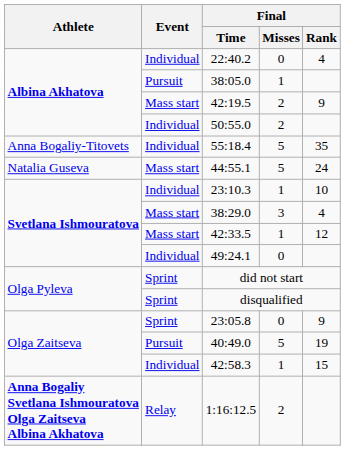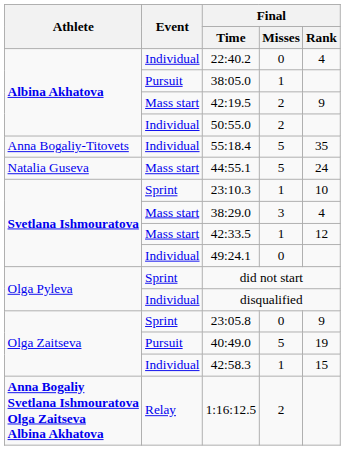(172, 190) Individual -> (161, 190) Sprint
(161, 299) Sprint -> (172, 299) Individual
